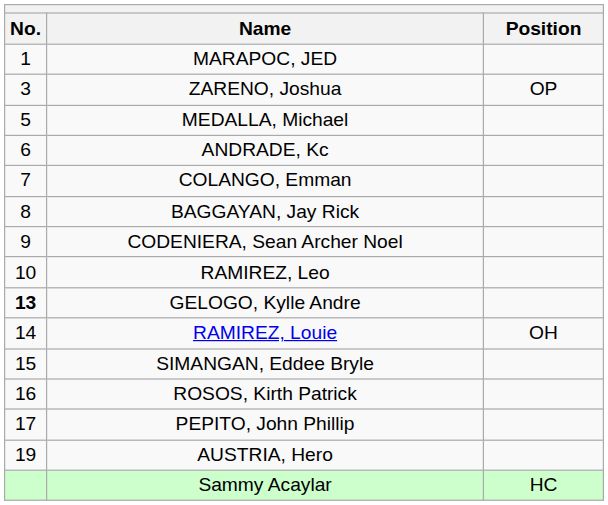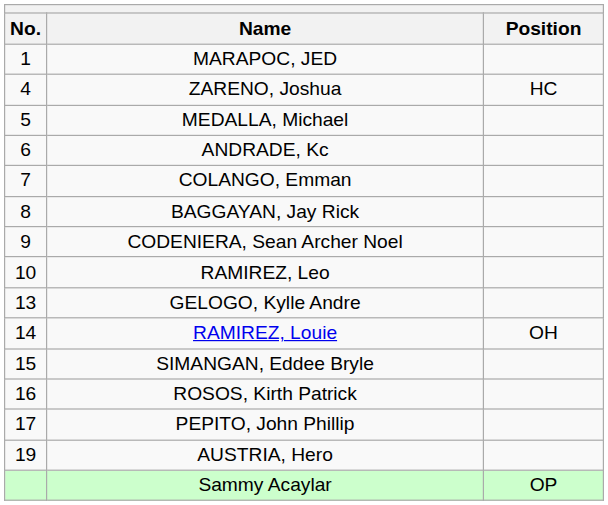(26, 89) 3 -> (26, 89) 4
(544, 89) OP -> (544, 89) HC
(26, 302) bold -> (26, 302) normal
(544, 485) HC -> (544, 485) OP
